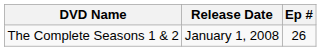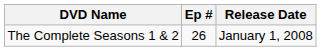columns swapped: (299, 14) <-> (232, 14)
